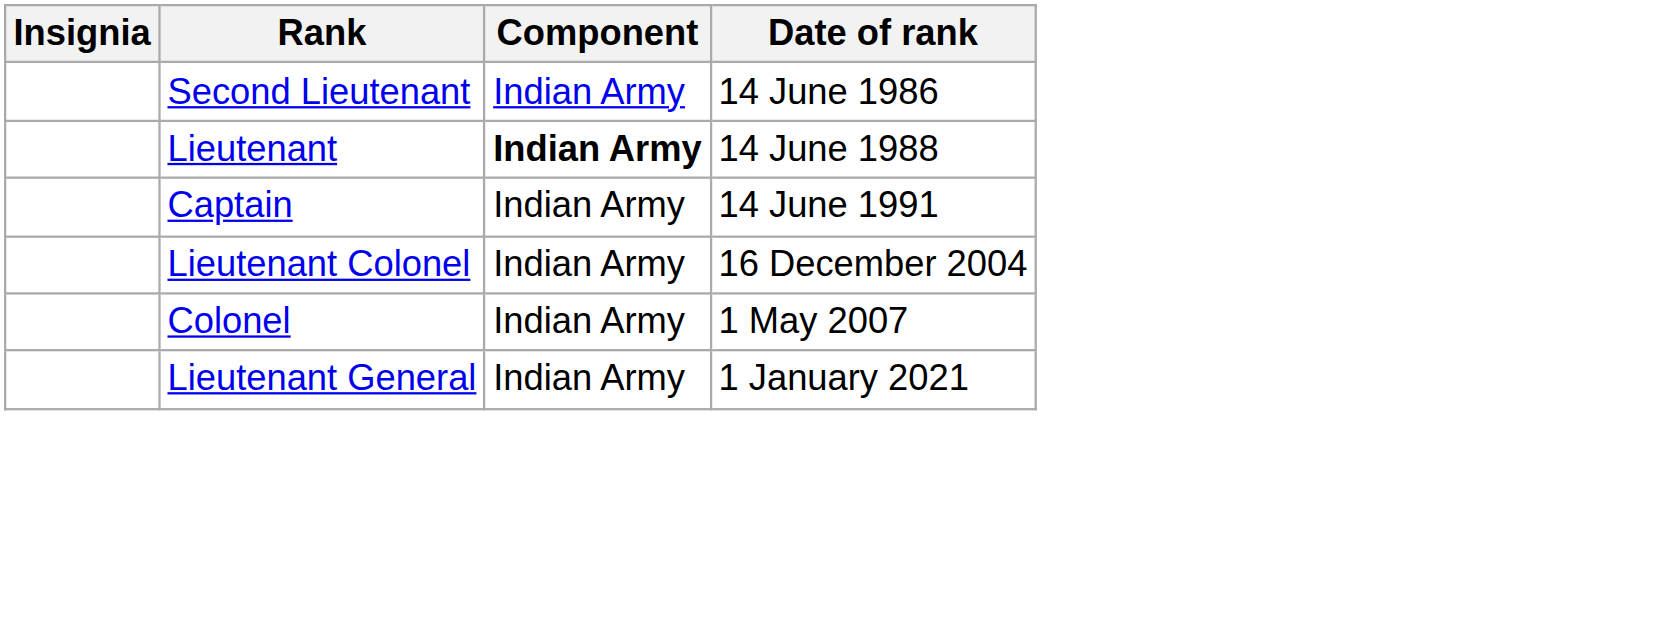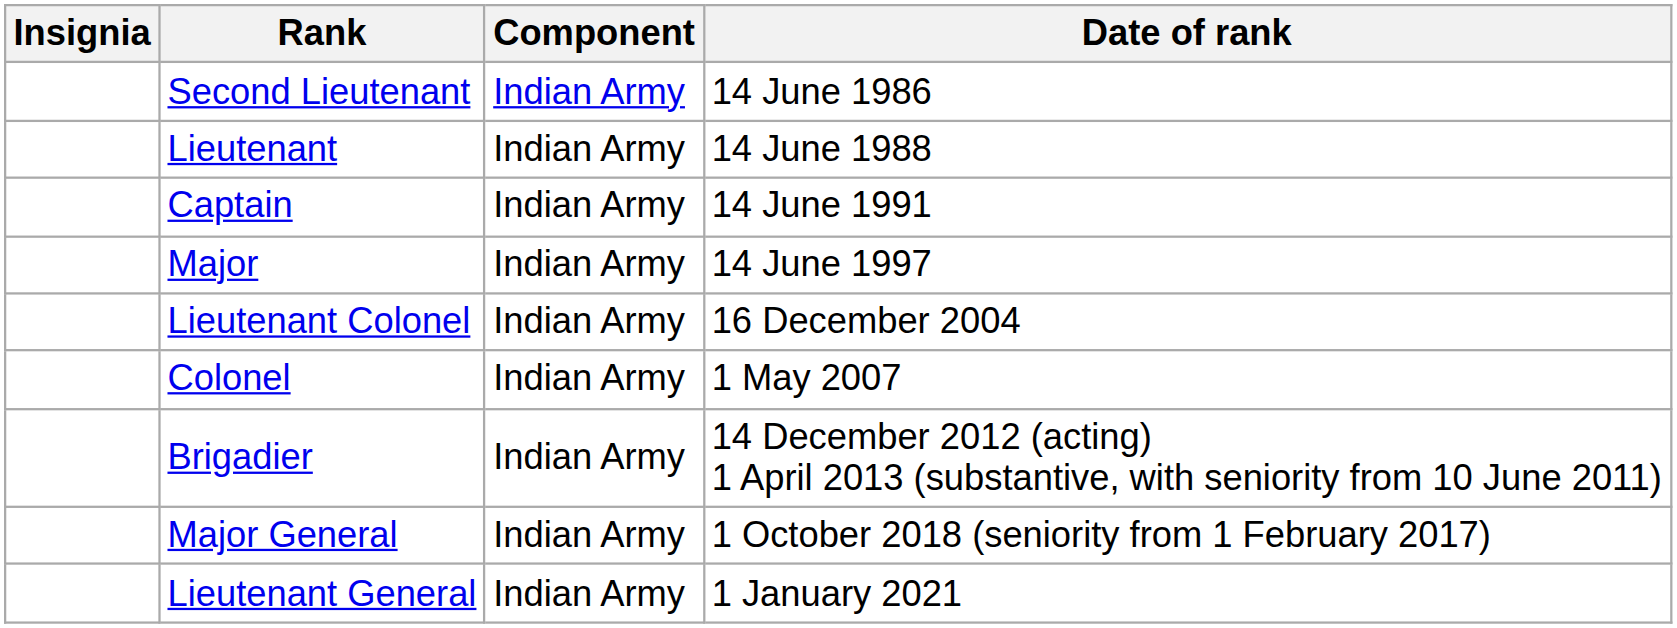(597, 148) bold -> (589, 148) normal
+ row: (213, 263)
+ row: (240, 456)
+ row: (283, 534)
